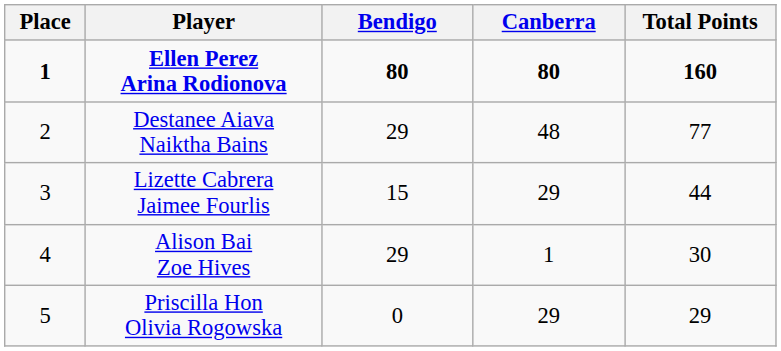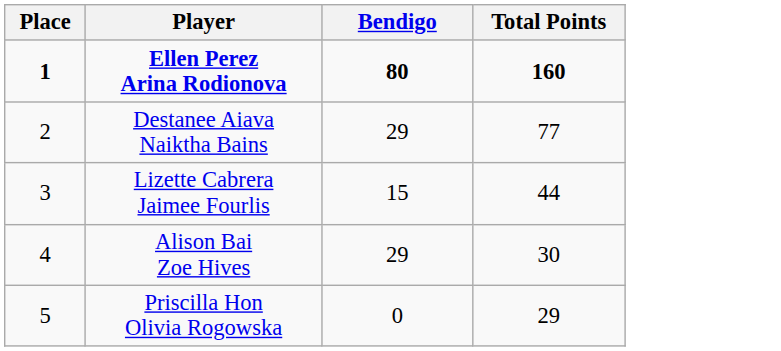- column: (549, 22)
